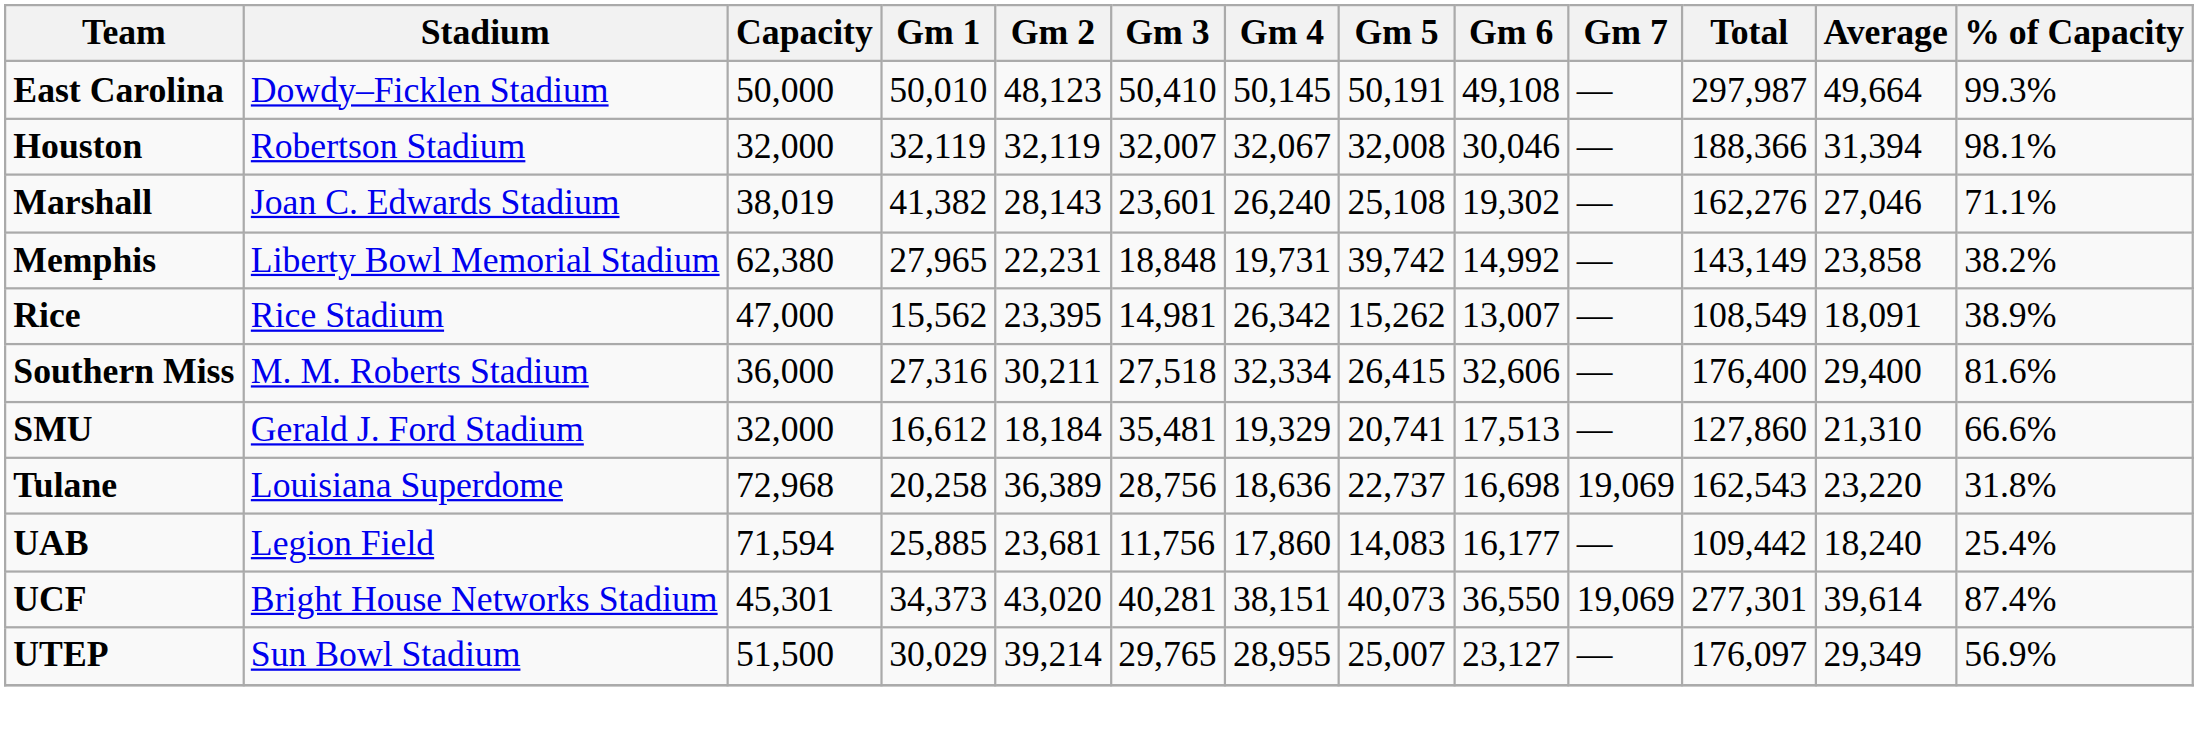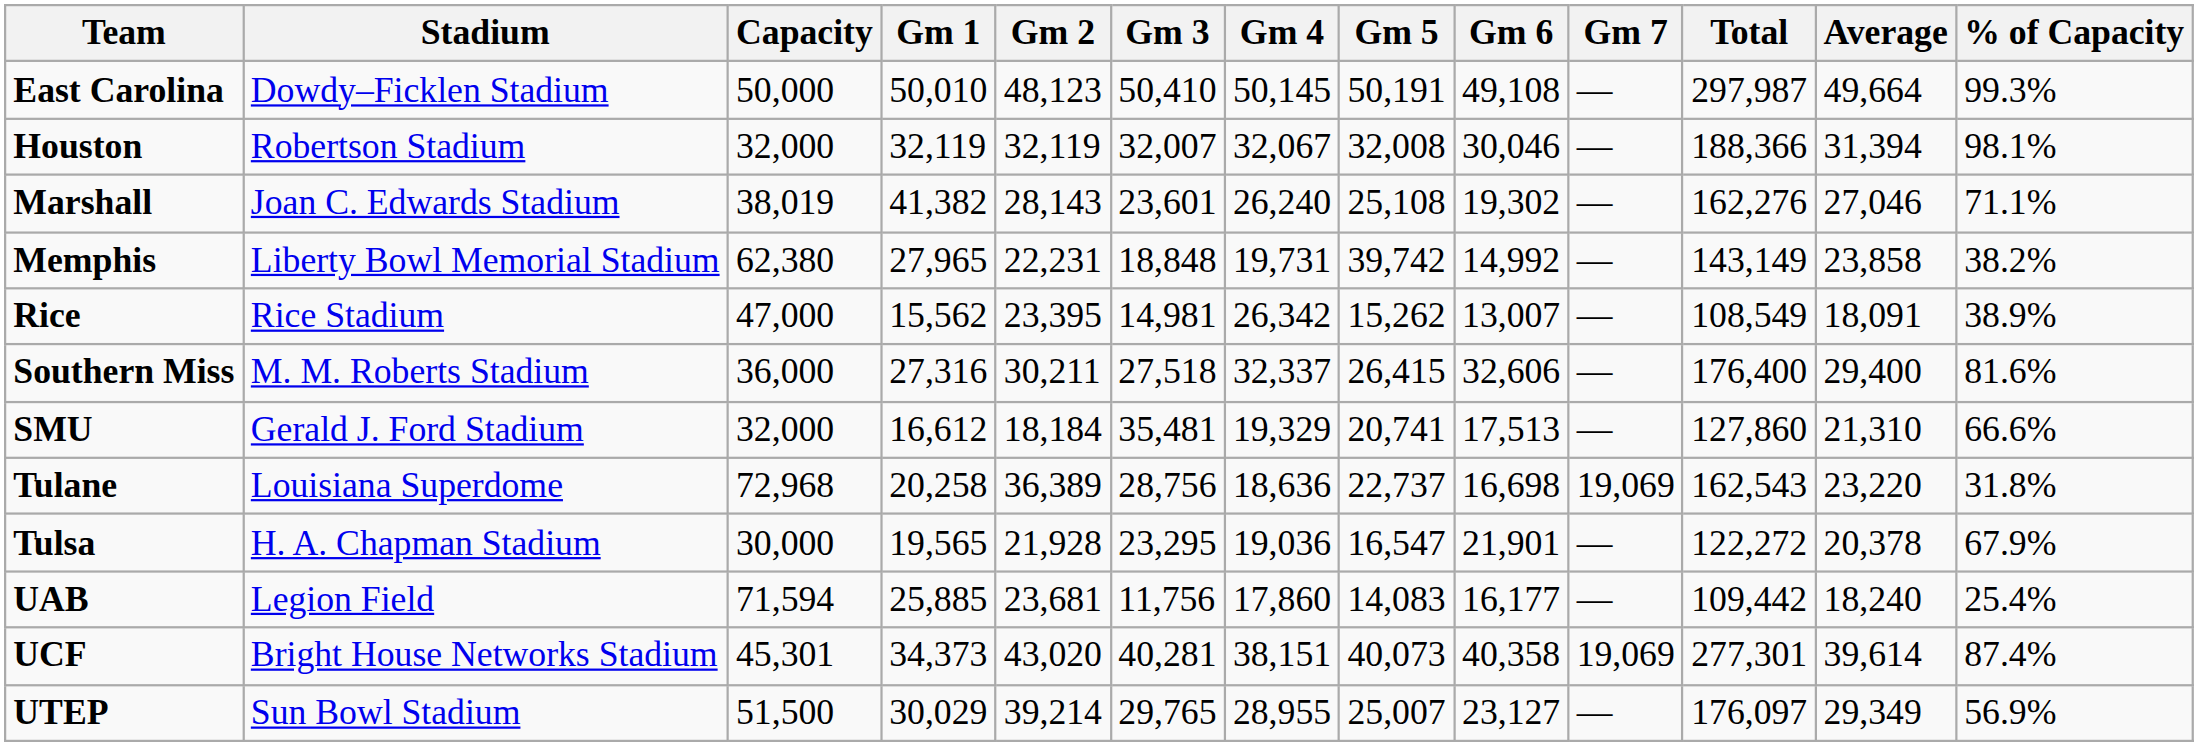(1282, 372) 32,334 -> (1282, 372) 32,337
+ row: (54, 542)
(1511, 598) 36,550 -> (1511, 655) 40,358
